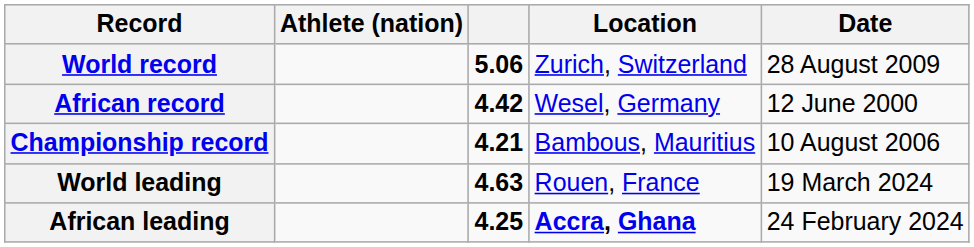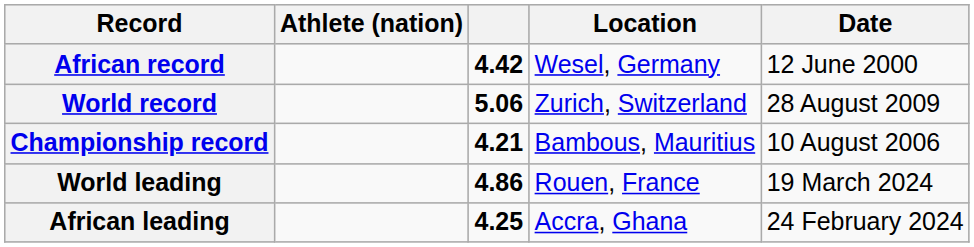rows swapped: (140, 63) <-> (140, 103)
(499, 182) 4.63 -> (499, 182) 4.86
(615, 222) bold -> (611, 222) normal
